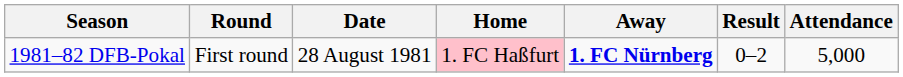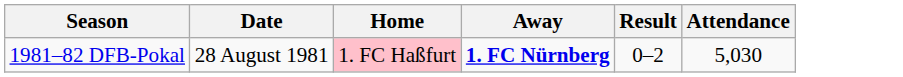- column: (241, 21)
(841, 54) 5,000 -> (738, 54) 5,030
